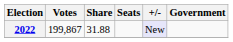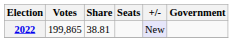(65, 29) 199,867 -> (65, 29) 199,865
(98, 29) 31.88 -> (98, 29) 38.81
